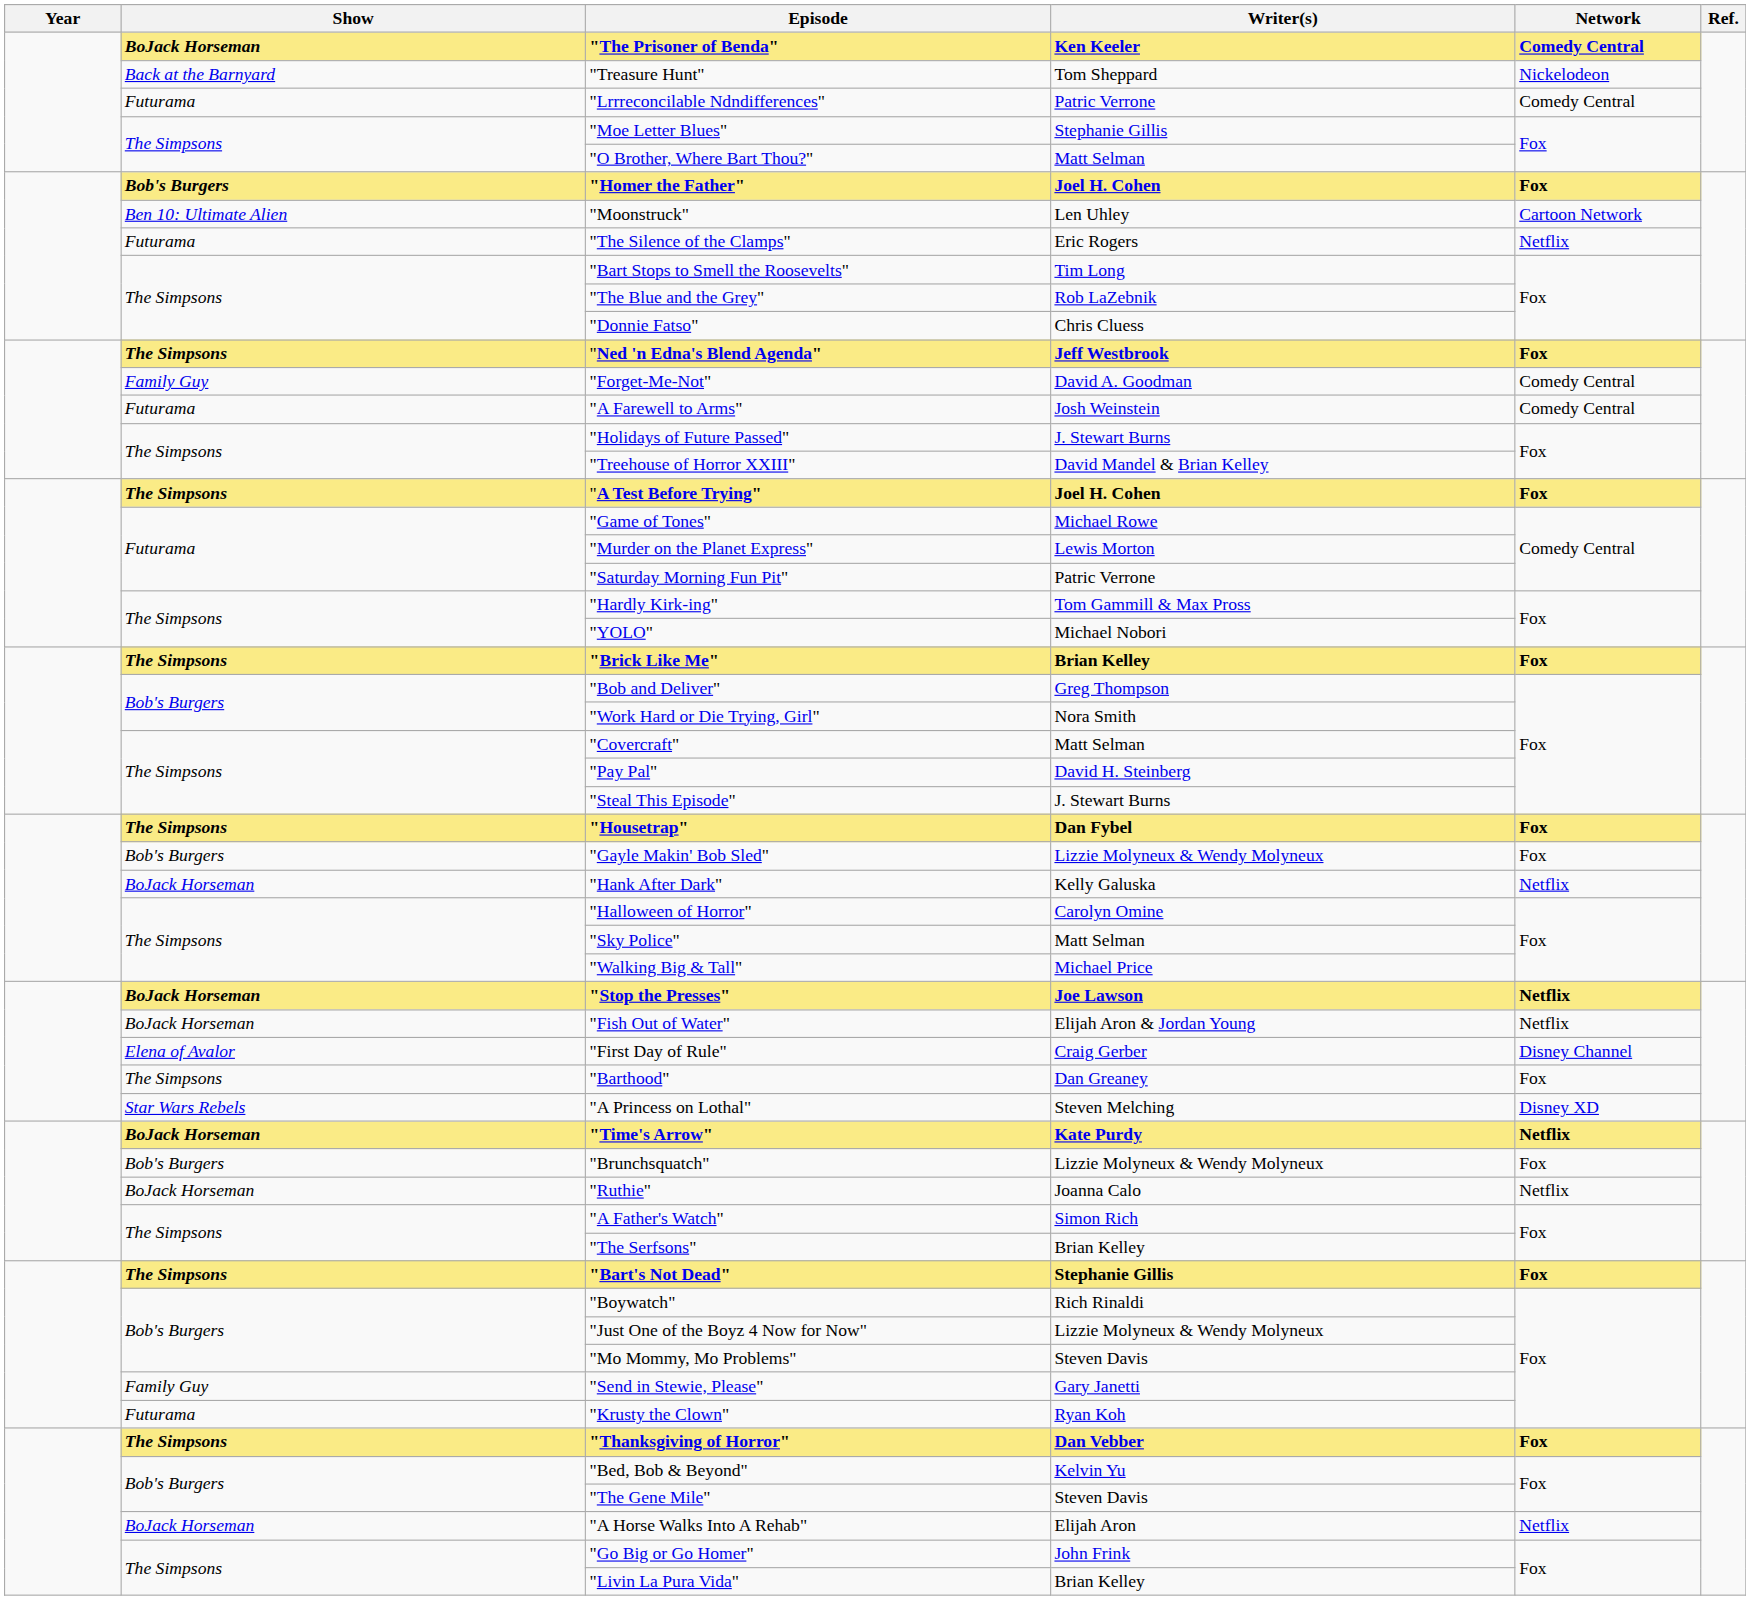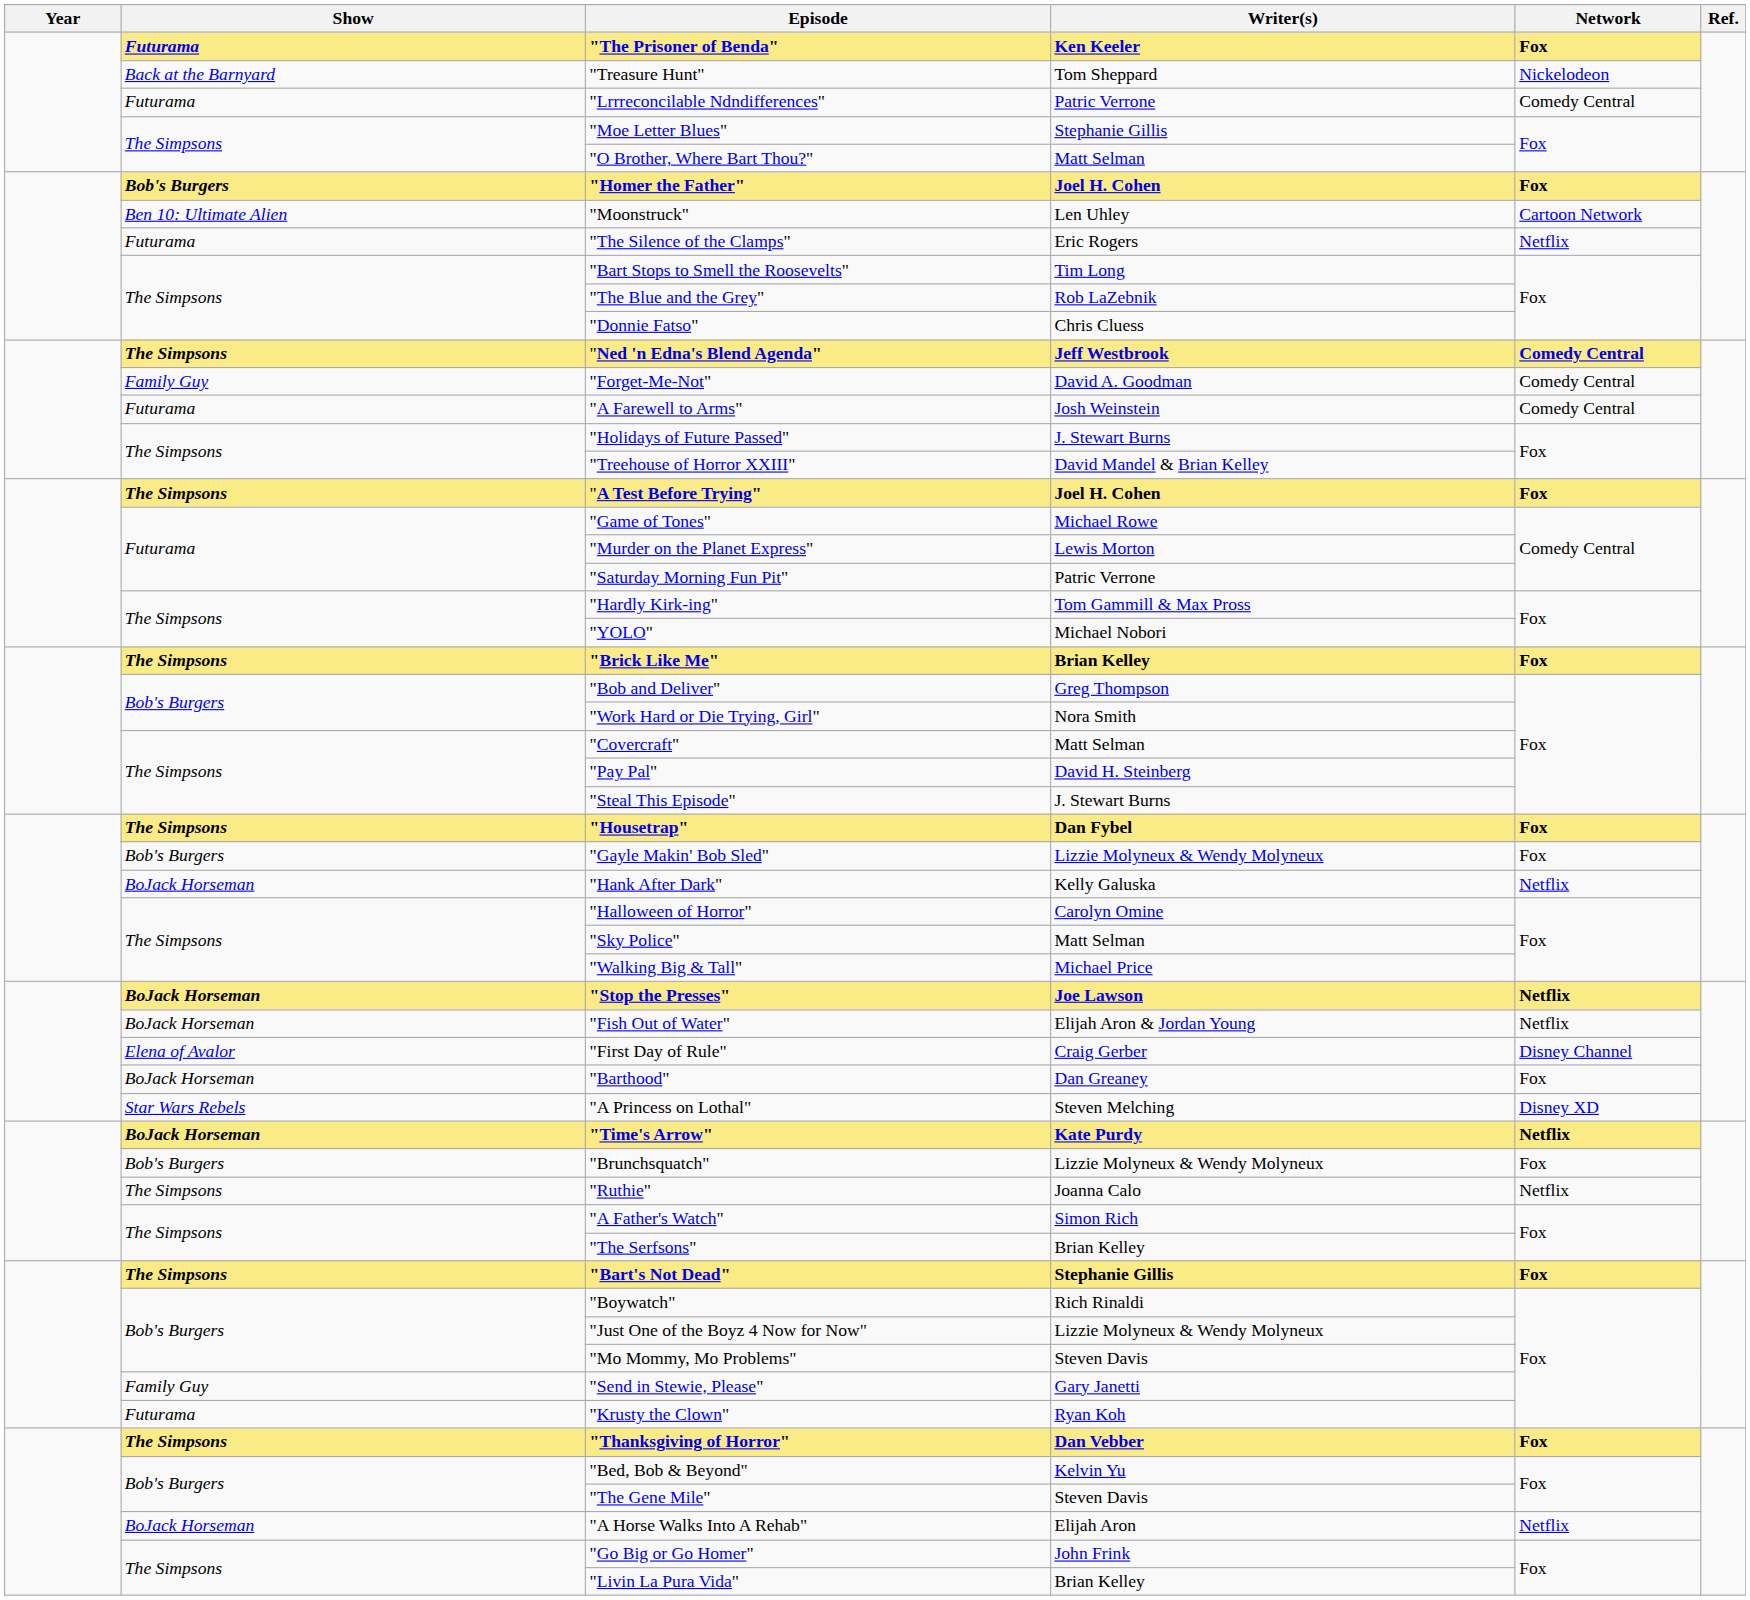(193, 46) BoJack Horseman -> (162, 46) Futurama
(1582, 46) Comedy Central -> (1533, 46) Fox
(1533, 353) Fox -> (1582, 353) Comedy Central
(173, 1079) The Simpsons -> (190, 1079) BoJack Horseman
(190, 1190) BoJack Horseman -> (173, 1190) The Simpsons
